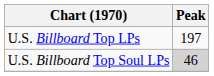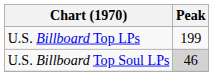(191, 37) 197 -> (191, 37) 199
